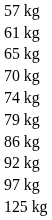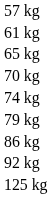- row: (22, 185)
